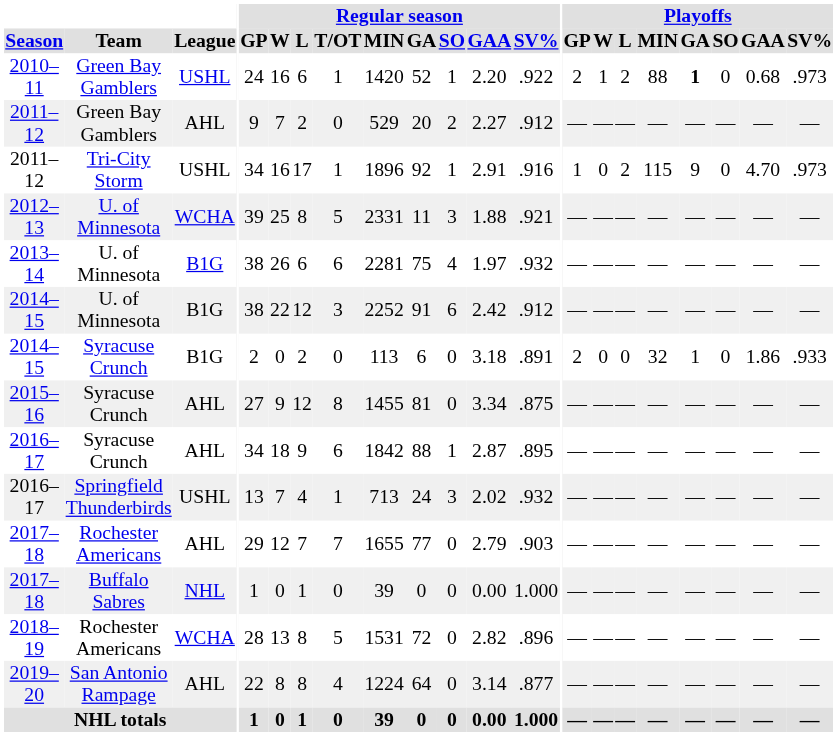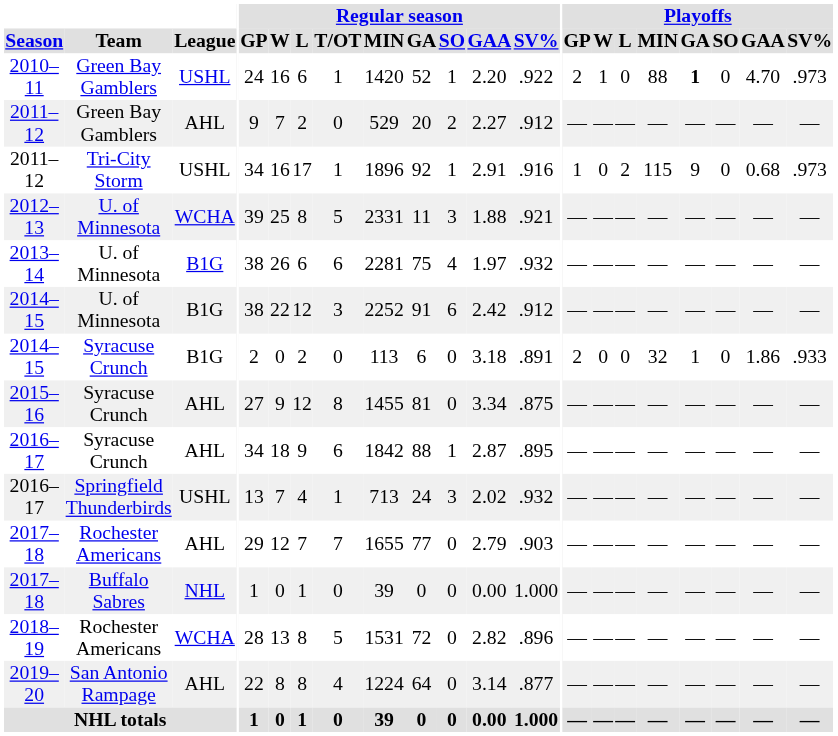(625, 76) 2 -> (625, 76) 0
(763, 76) 0.68 -> (763, 76) 4.70
(763, 169) 4.70 -> (763, 169) 0.68
